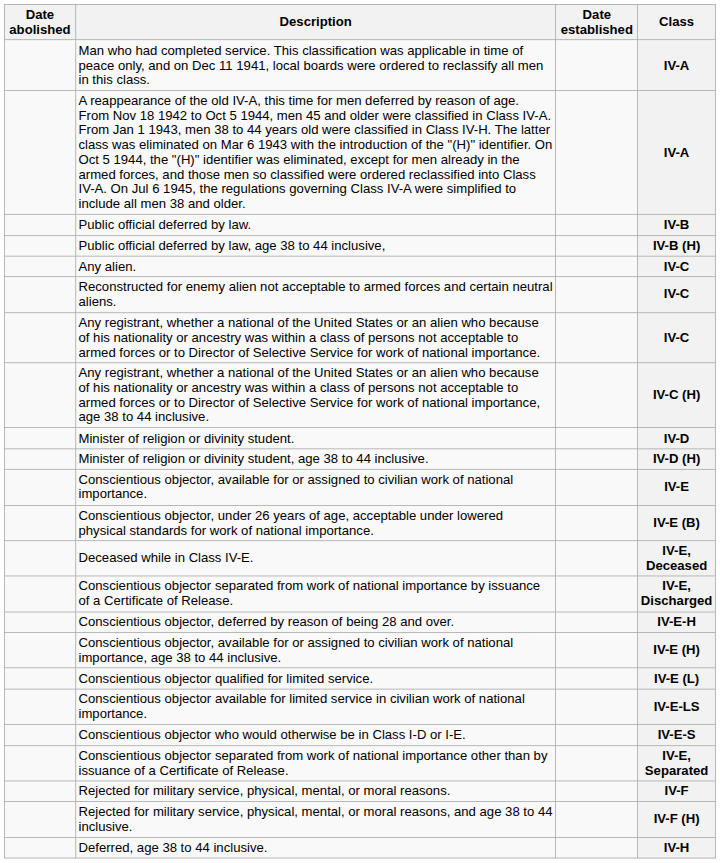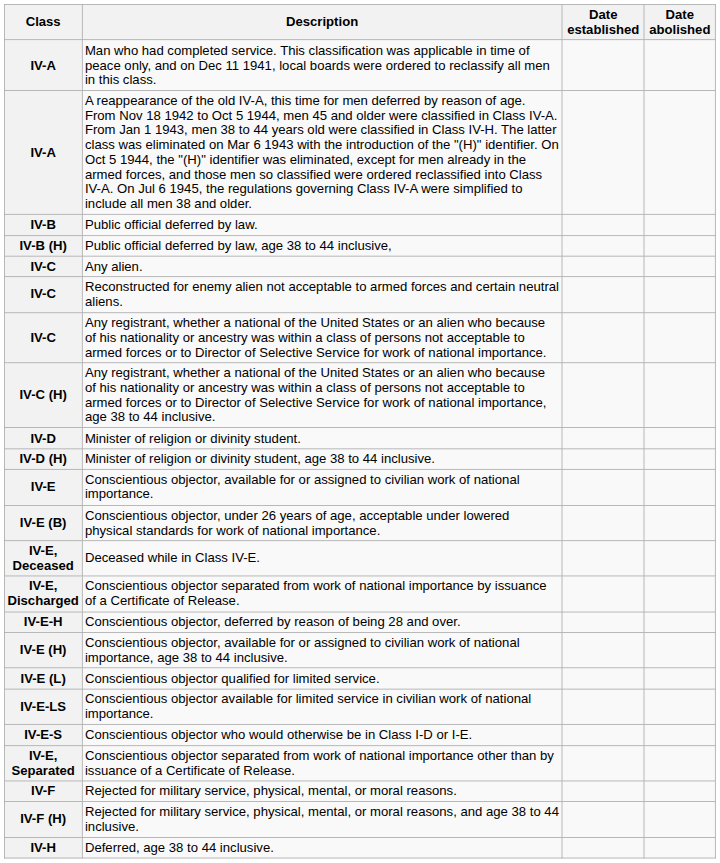columns swapped: (677, 22) <-> (40, 22)
